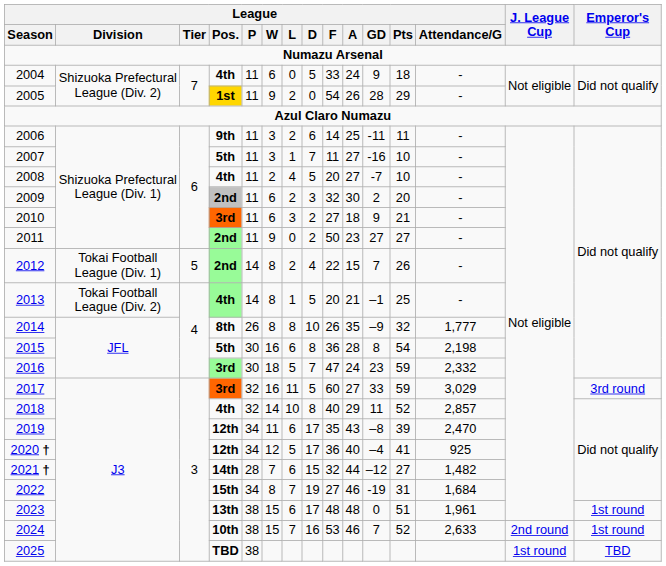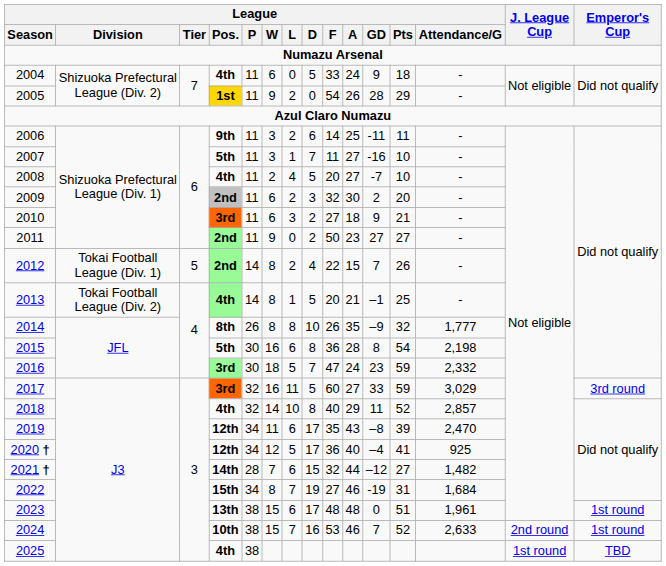(225, 550) TBD -> (225, 550) 4th
